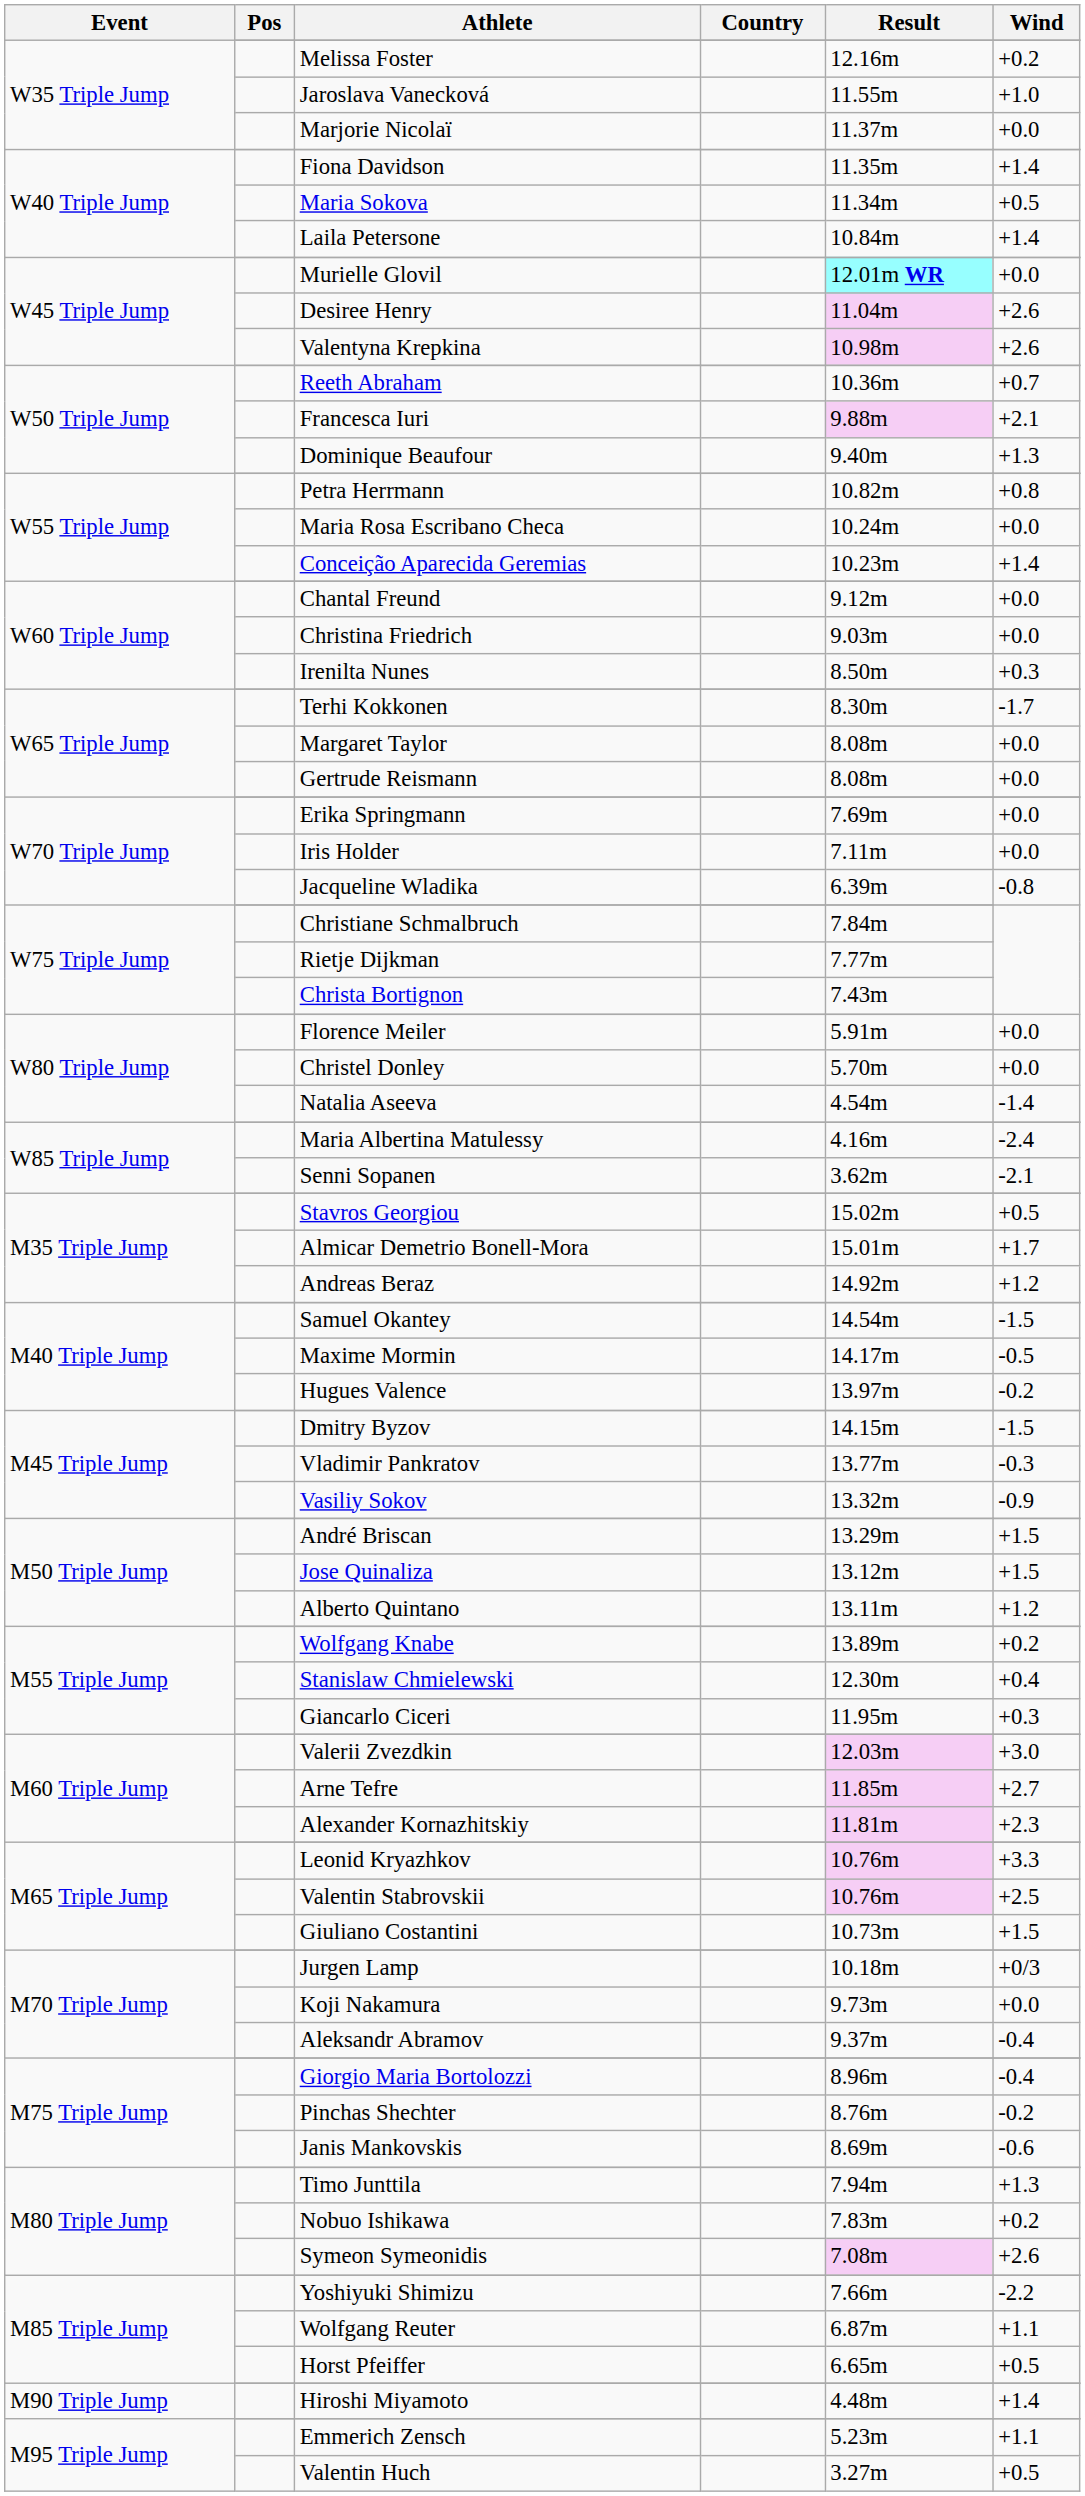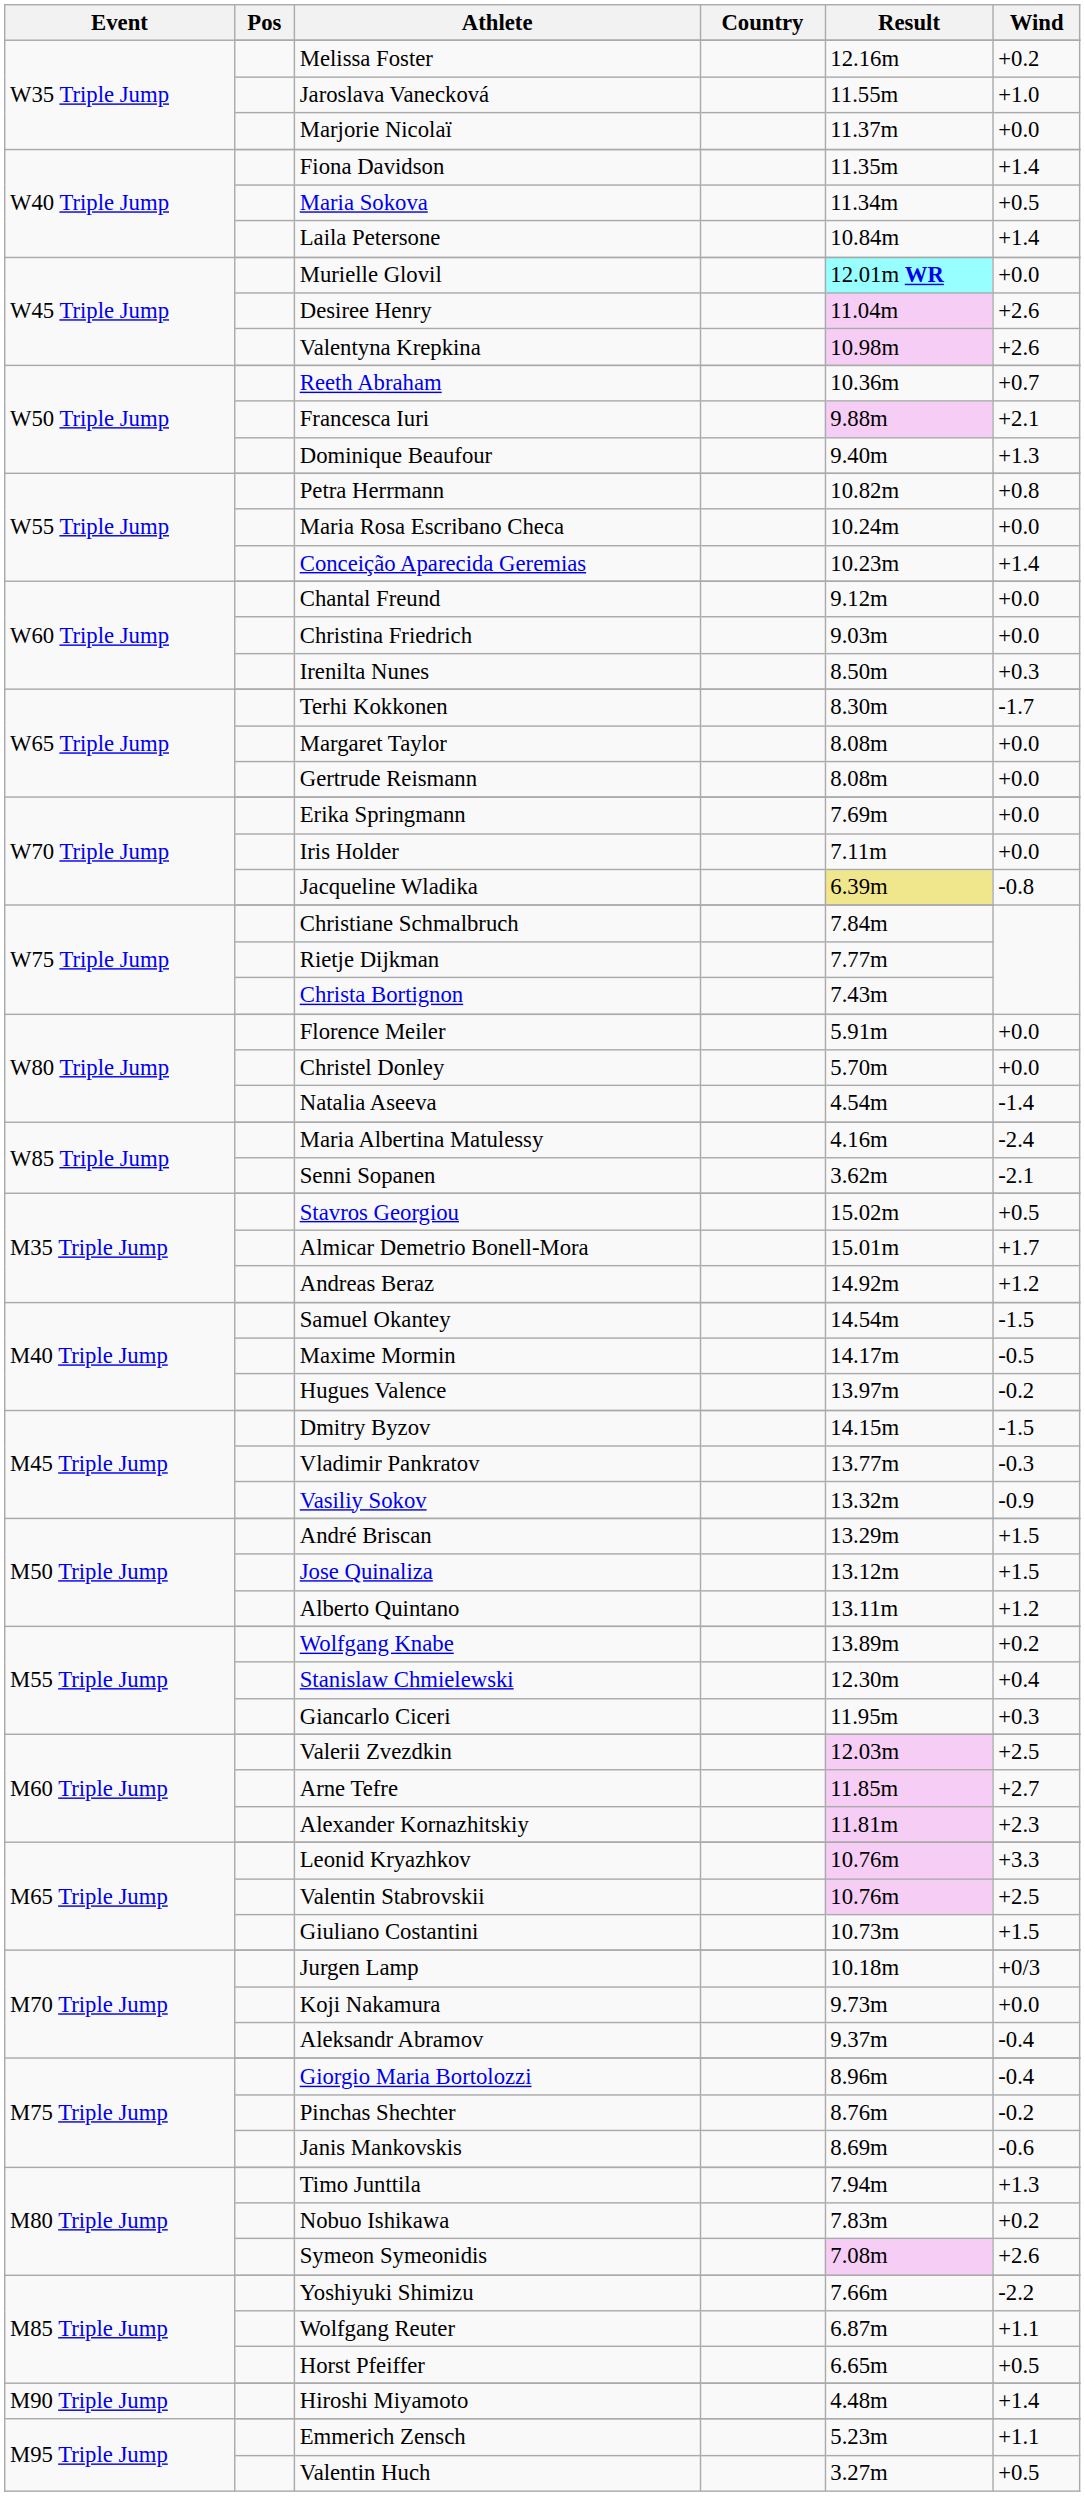(859, 887) no background -> (859, 887) khaki background
(1019, 1752) +3.0 -> (1019, 1752) +2.5
